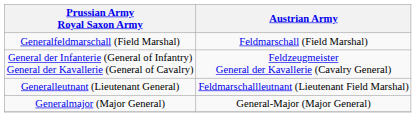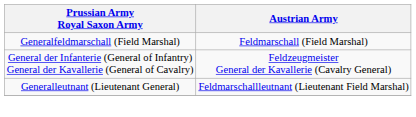- row: (100, 103)
